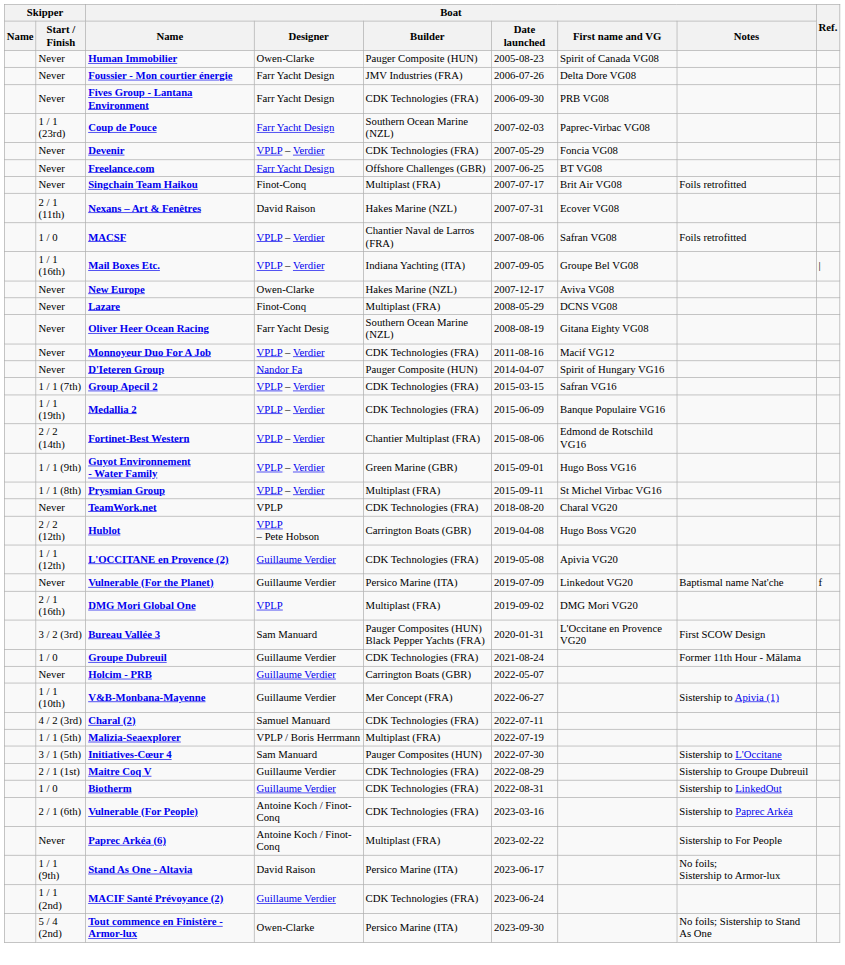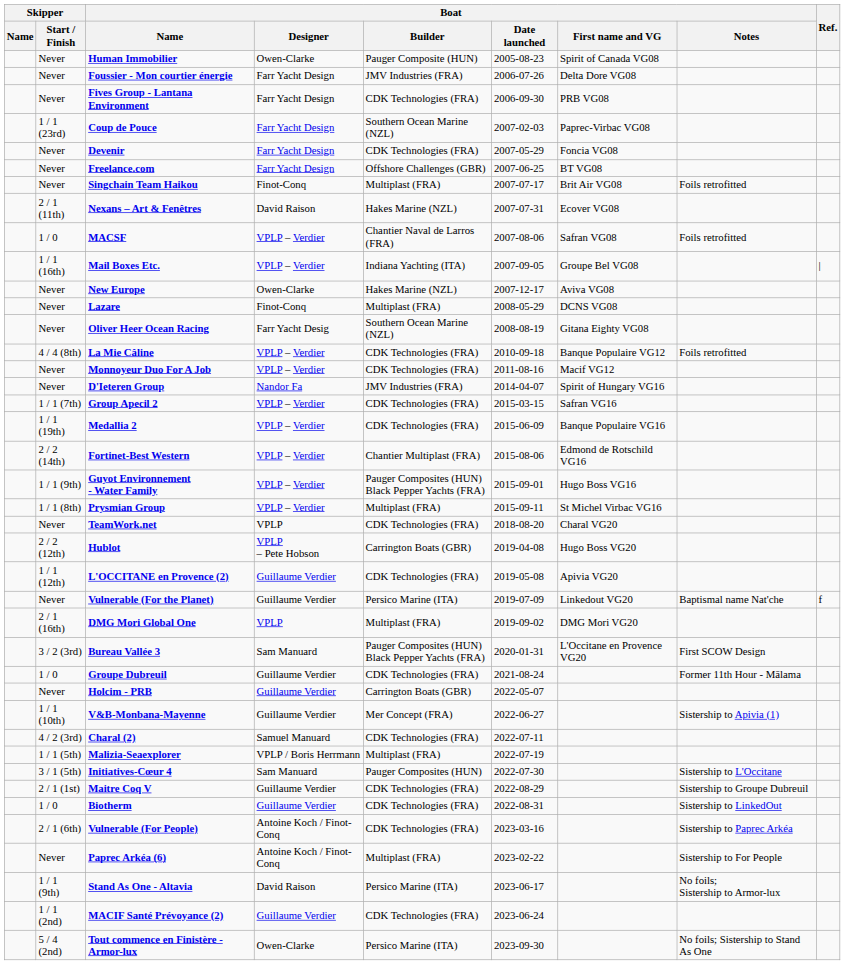(291, 151) VPLP – Verdier -> (295, 151) Farr Yacht Design
+ row: (121, 352)
(422, 369) Pauger Composite (HUN) -> (414, 386) JMV Industries (FRA)
(411, 467) Green Marine (GBR) -> (425, 484) Pauger Composites (HUN) Black Pepper Yachts (FRA)
